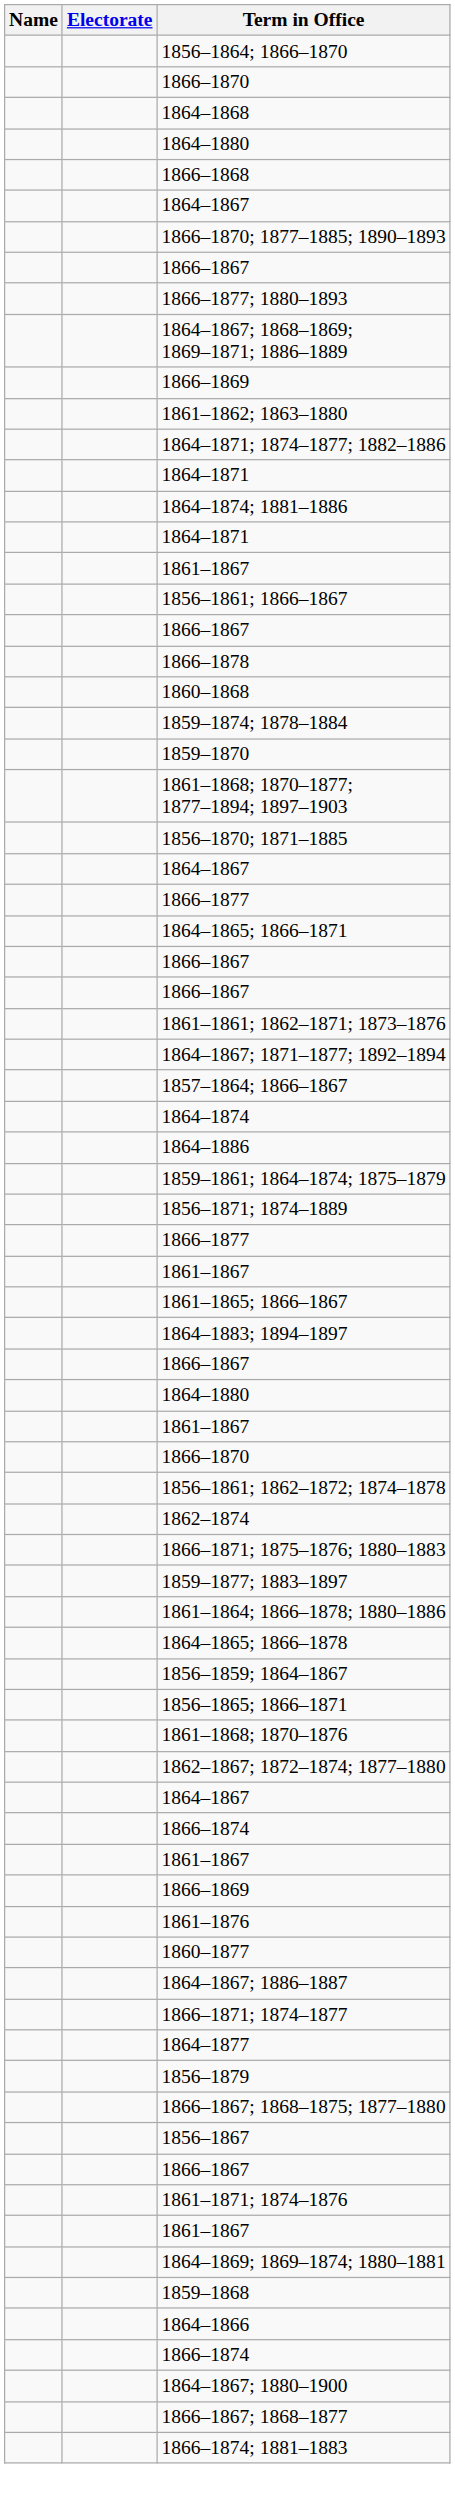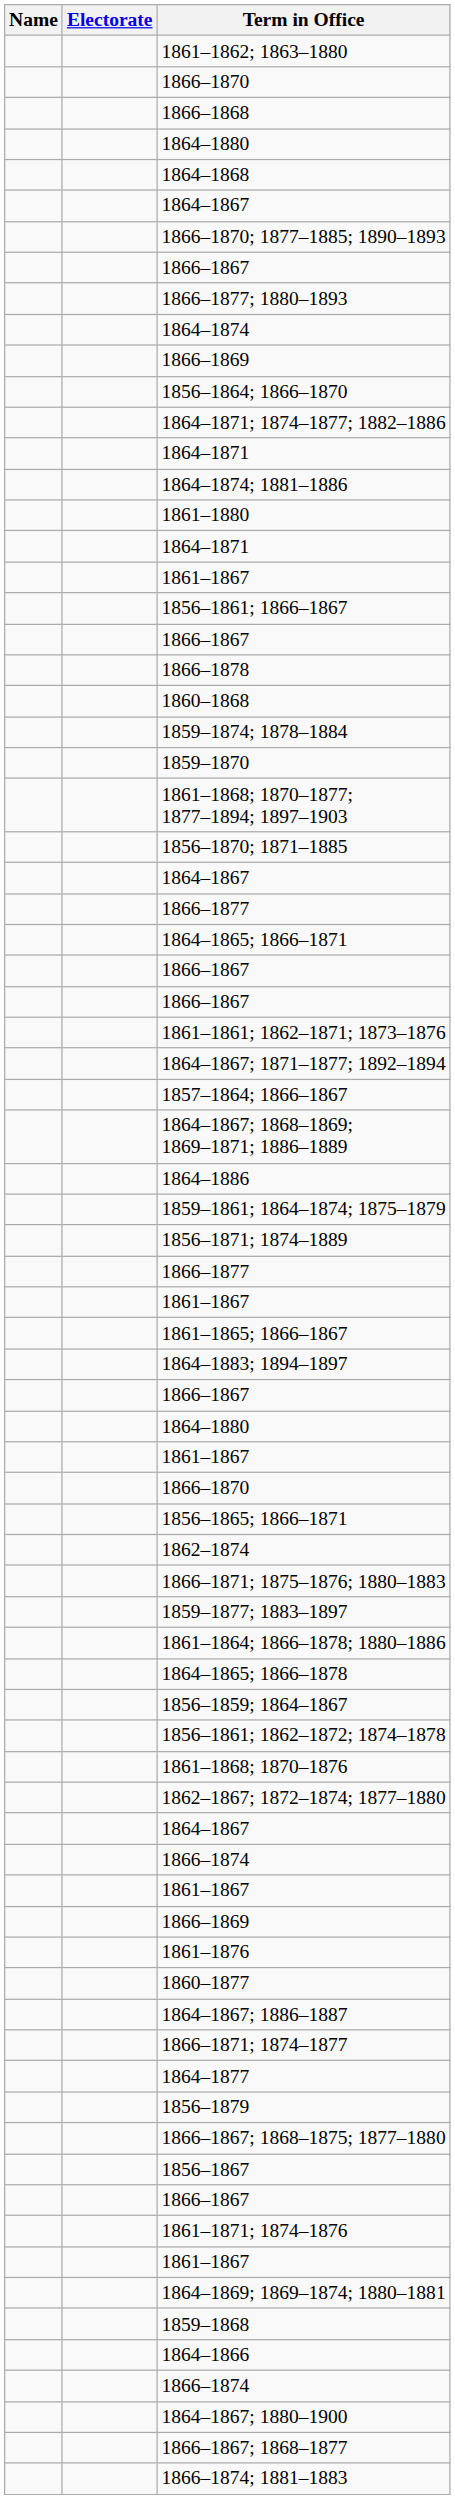rows swapped: (33, 51) <-> (33, 414)
rows swapped: (33, 175) <-> (33, 113)
rows swapped: (33, 1117) <-> (33, 341)
+ row: (33, 515)
rows swapped: (33, 1488) <-> (33, 1705)
